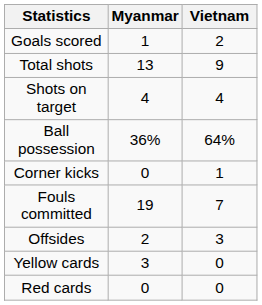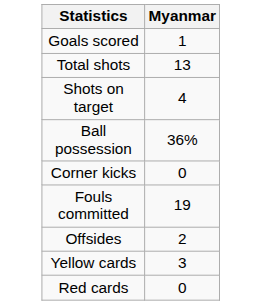- column: (220, 16)
